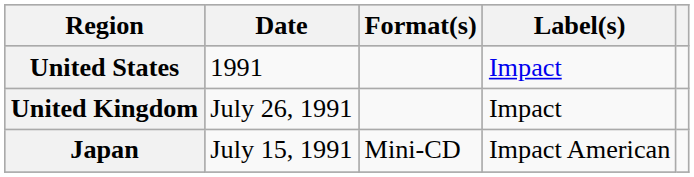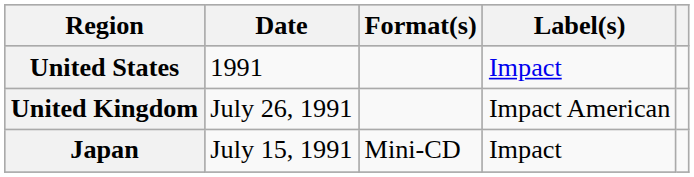(525, 108) Impact -> (580, 108) Impact American
(580, 150) Impact American -> (525, 150) Impact
